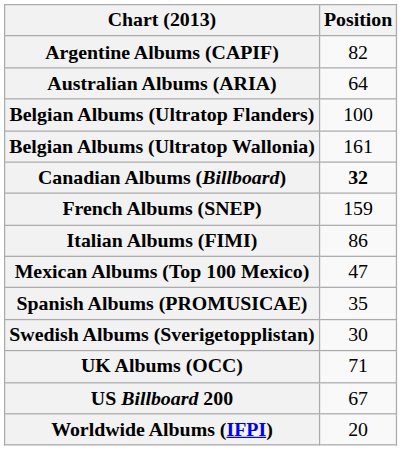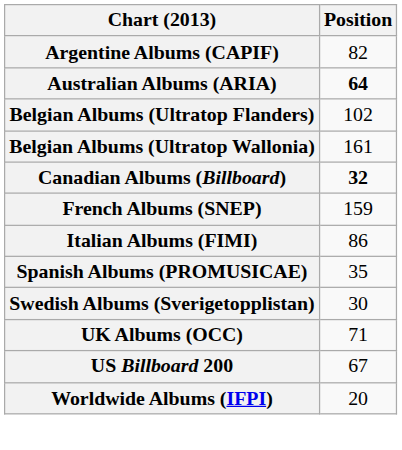(358, 83) normal -> (358, 83) bold
(358, 114) 100 -> (358, 114) 102
- row: (162, 271)
